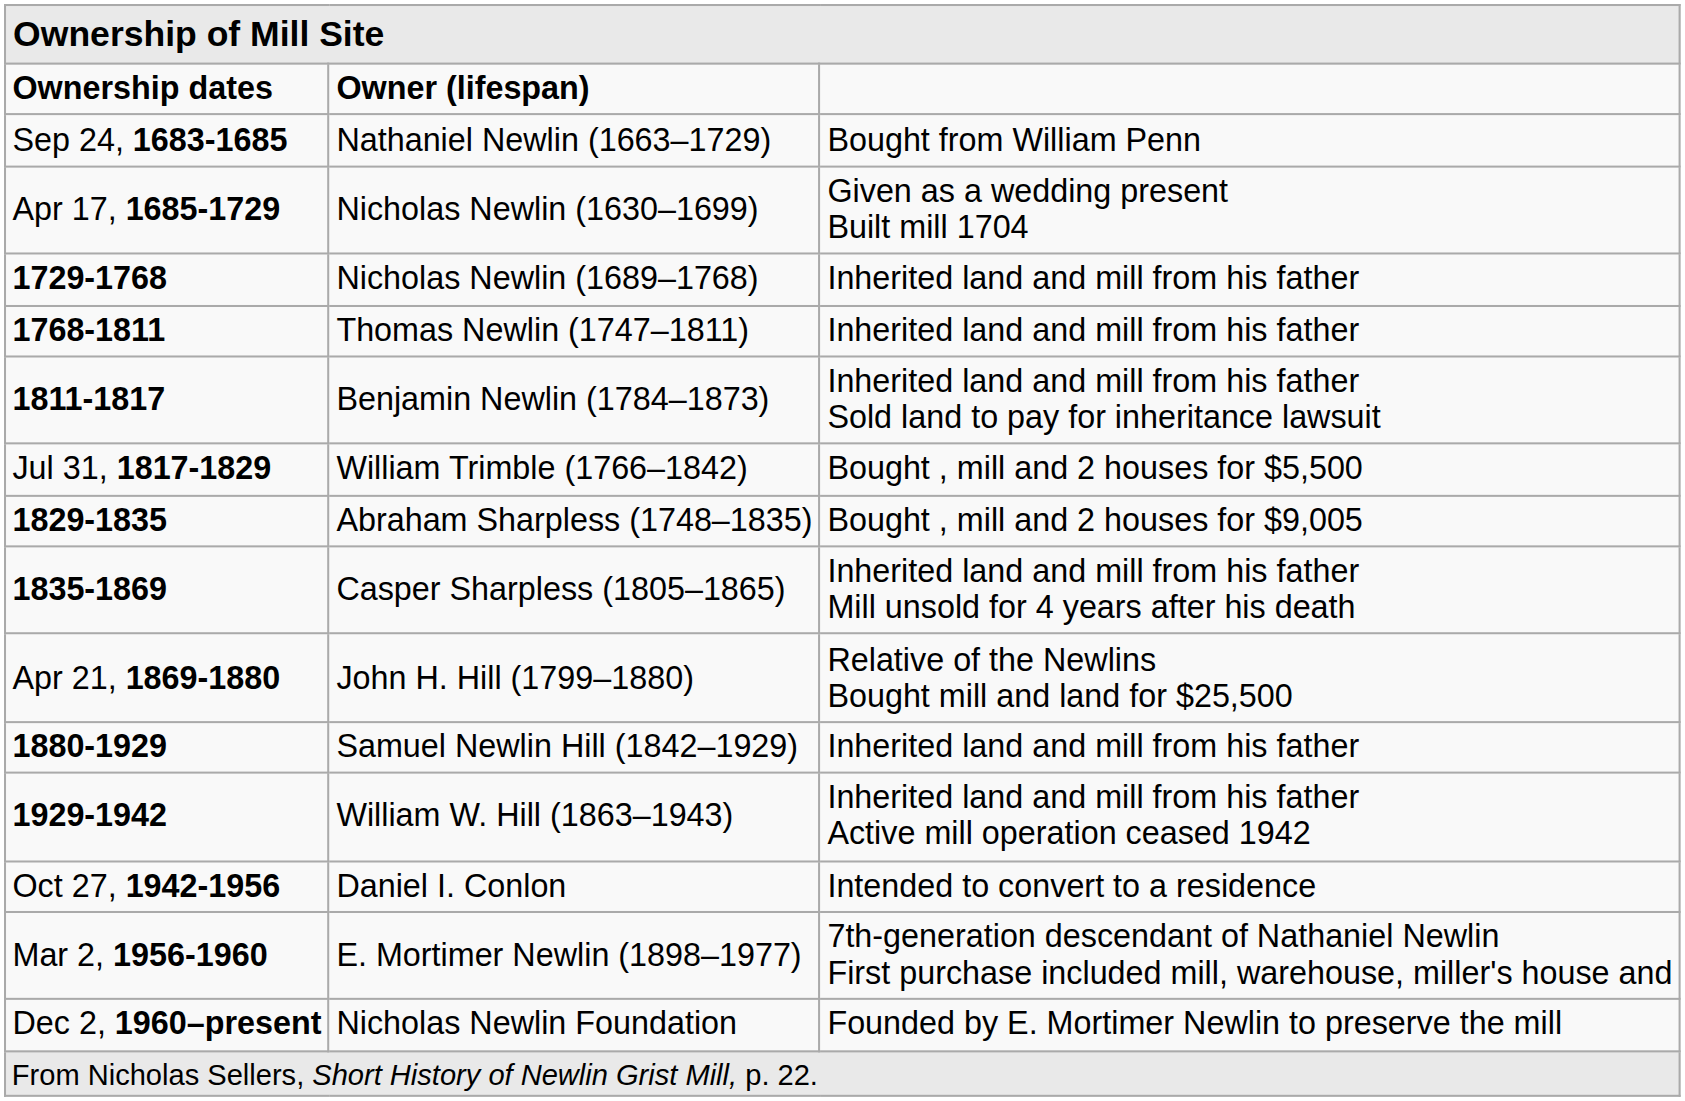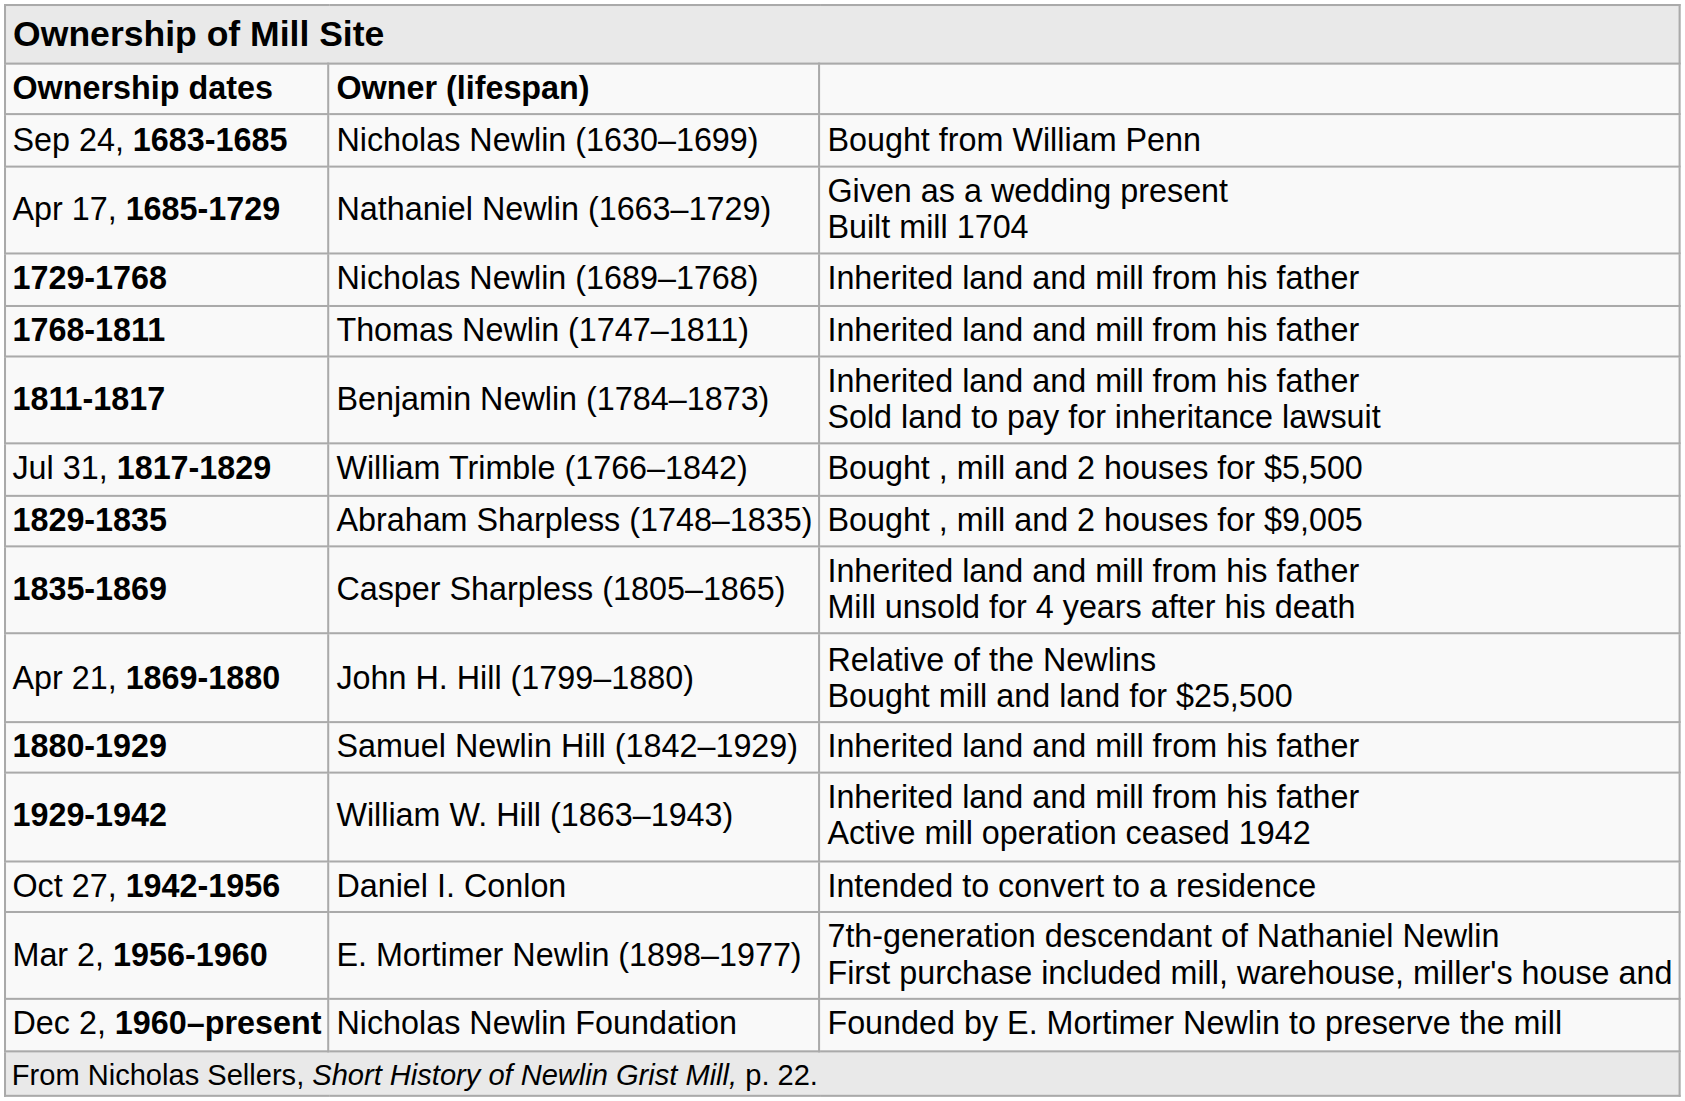(554, 140) Nathaniel Newlin (1663–1729) -> (547, 140) Nicholas Newlin (1630–1699)
(547, 209) Nicholas Newlin (1630–1699) -> (554, 209) Nathaniel Newlin (1663–1729)
